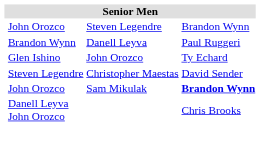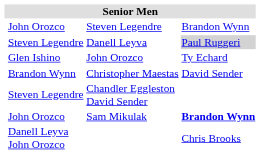(42, 42) Brandon Wynn -> (46, 42) Steven Legendre
(211, 42) no background -> (211, 42) lightgrey background
(46, 73) Steven Legendre -> (42, 73) Brandon Wynn
+ row: (131, 94)
